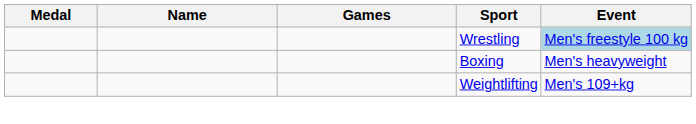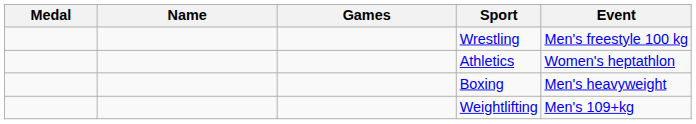(616, 38) lightblue background -> (616, 38) no background
+ row: (487, 61)
